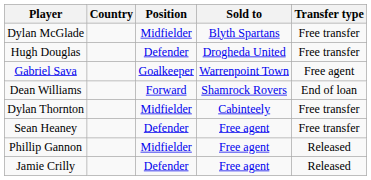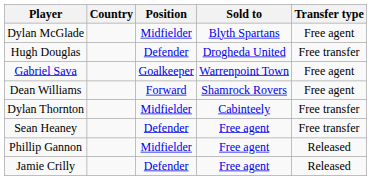(329, 33) Free transfer -> (329, 33) Free agent
(329, 90) End of loan -> (329, 90) Free agent
